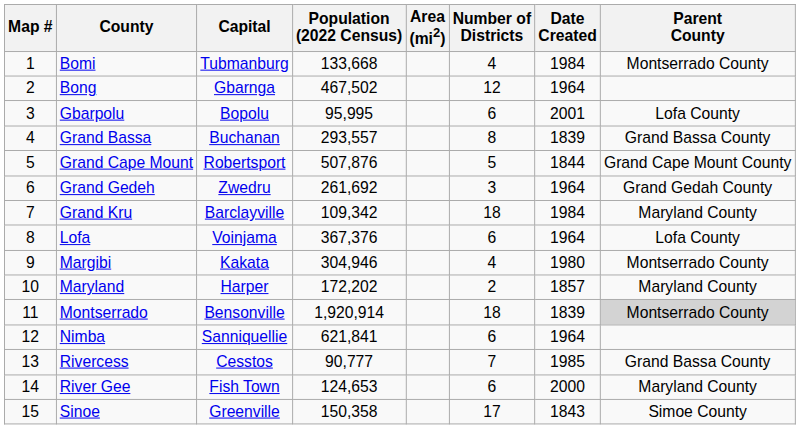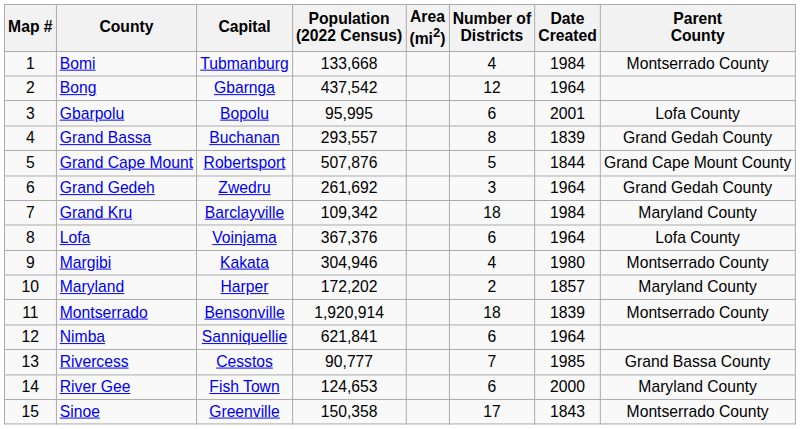(349, 88) 467,502 -> (349, 88) 437,542
(698, 138) Grand Bassa County -> (698, 138) Grand Gedah County
(698, 312) lightgrey background -> (698, 312) no background
(698, 411) Simoe County -> (698, 411) Montserrado County
